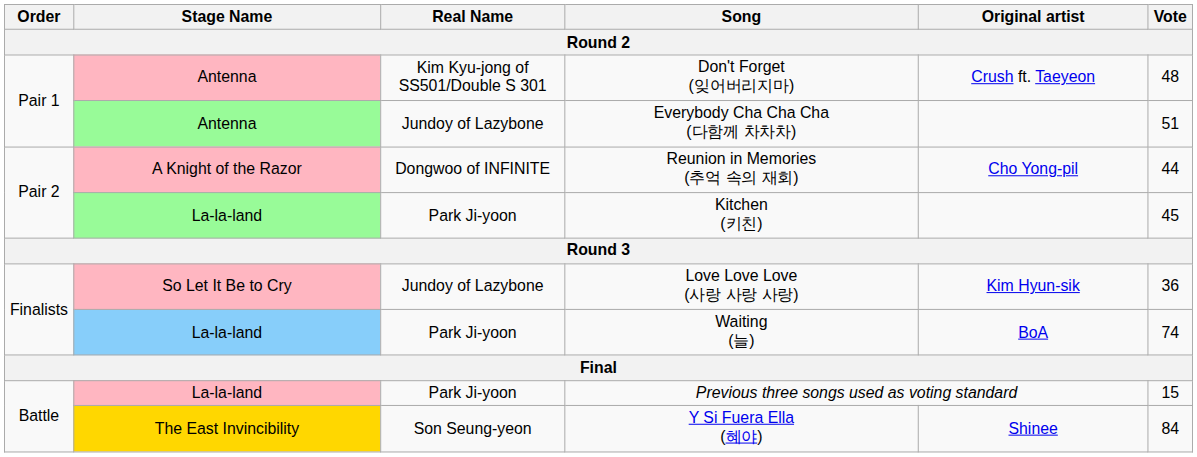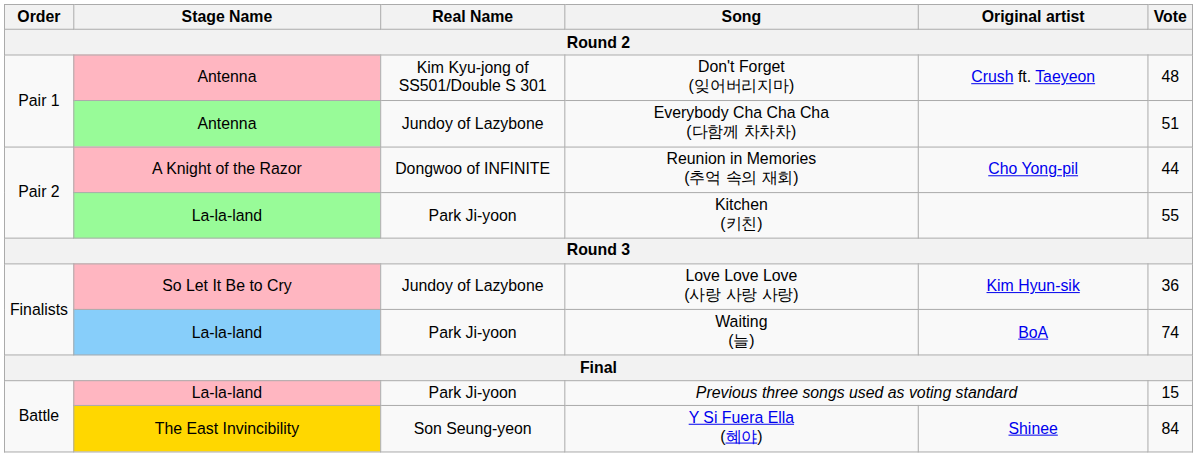(1170, 215) 45 -> (1170, 215) 55
